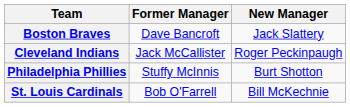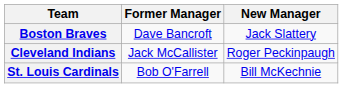- row: (67, 72)
